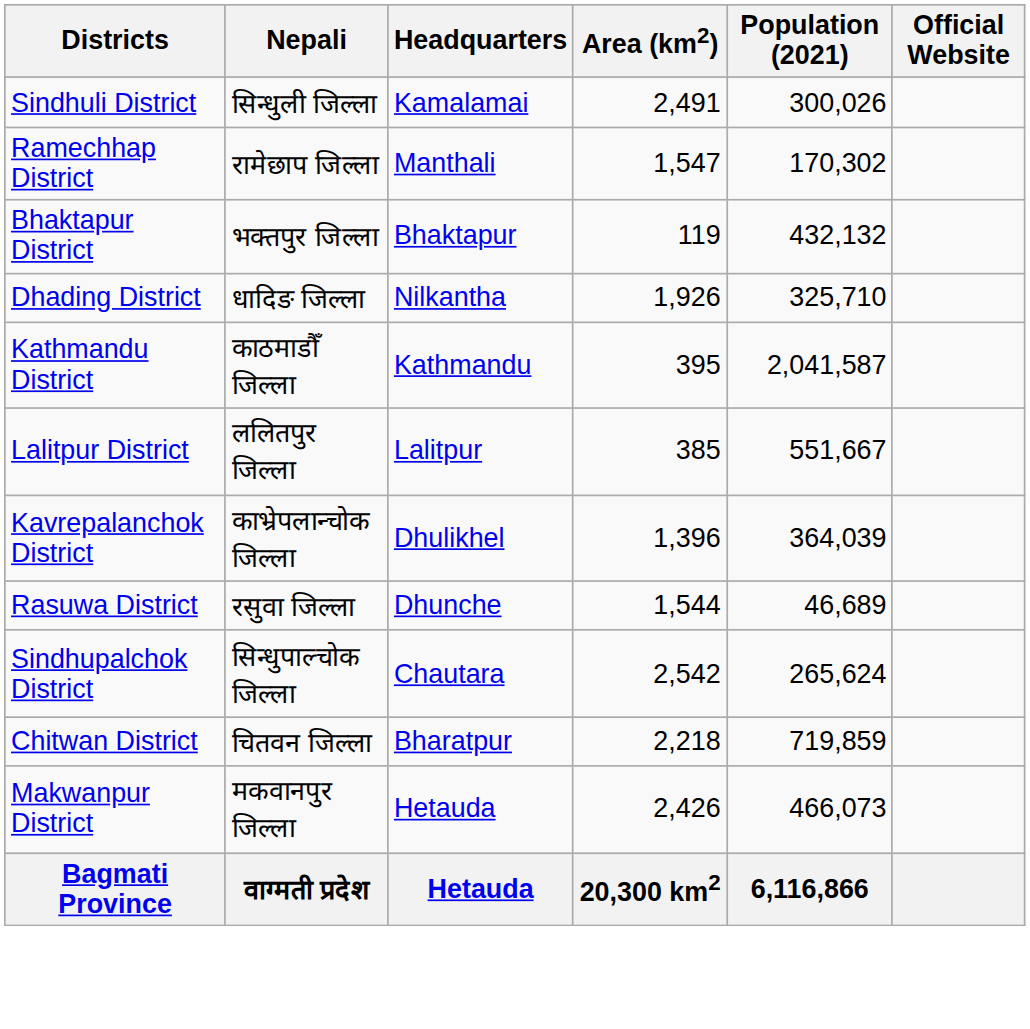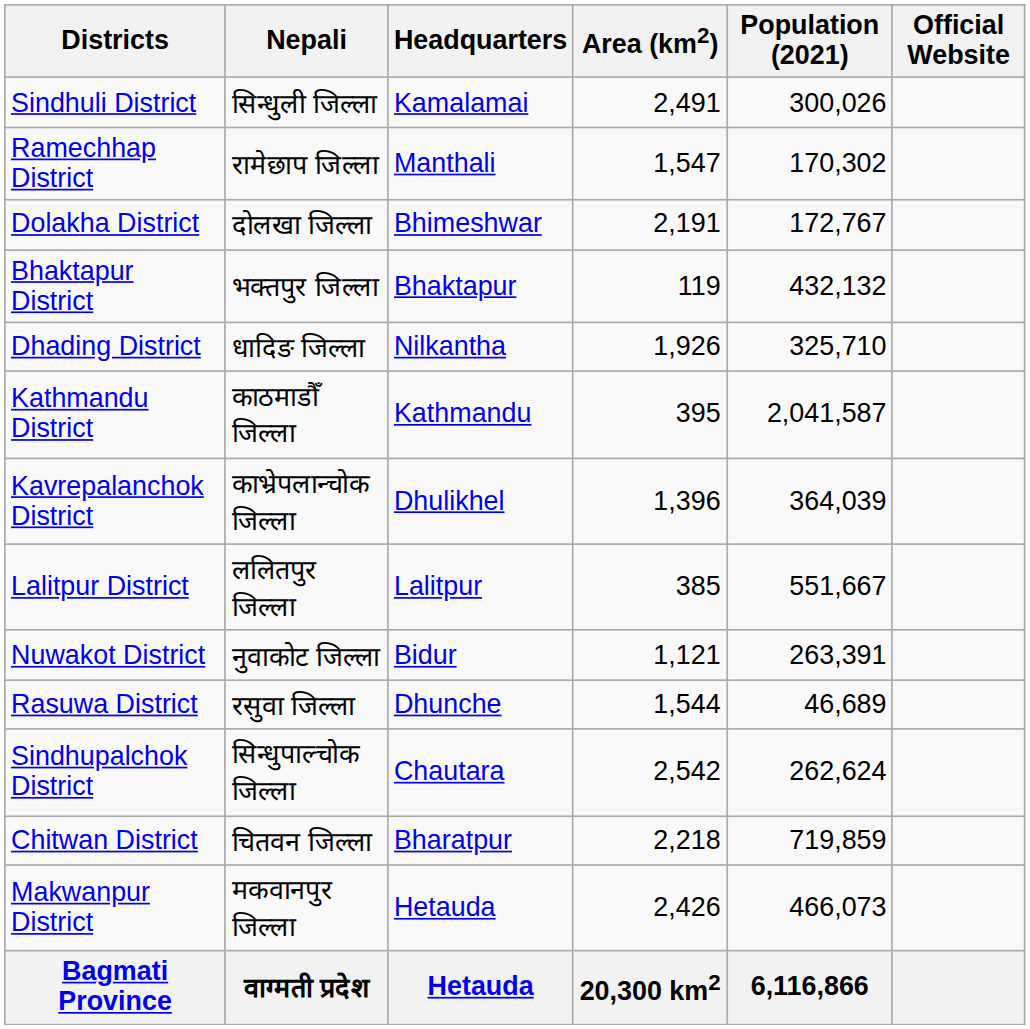+ row: (105, 224)
rows swapped: (107, 537) <-> (100, 451)
+ row: (108, 654)
(838, 673) 265,624 -> (838, 771) 262,624
